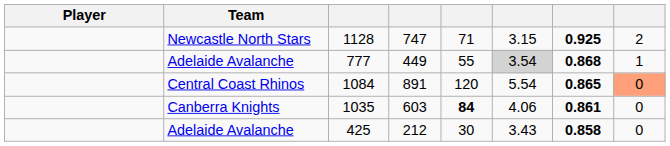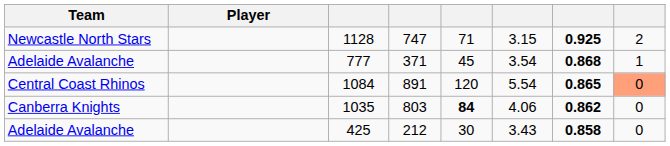columns swapped: (84, 15) <-> (246, 15)
(415, 61) 449 -> (415, 61) 371
(466, 61) 55 -> (466, 61) 45
(522, 61) lightgrey background -> (522, 61) no background
(415, 107) 603 -> (415, 107) 803
(583, 107) 0.861 -> (583, 107) 0.862
